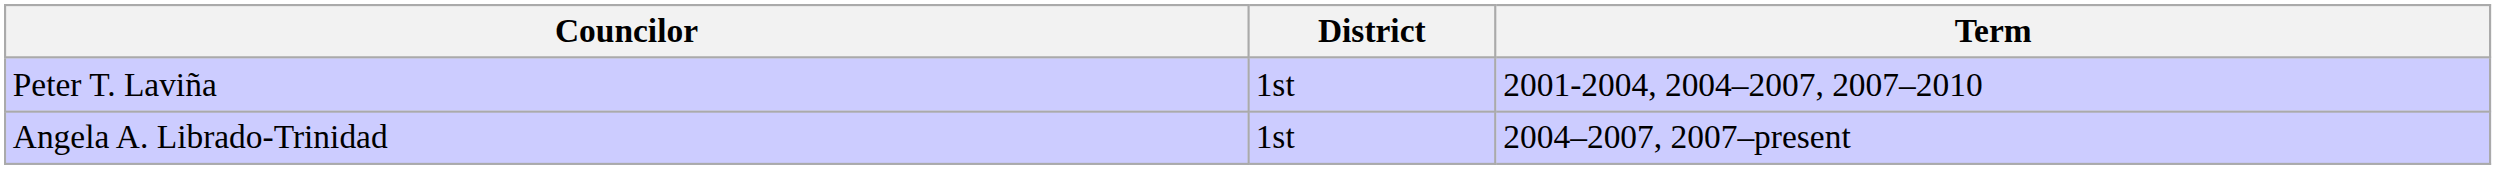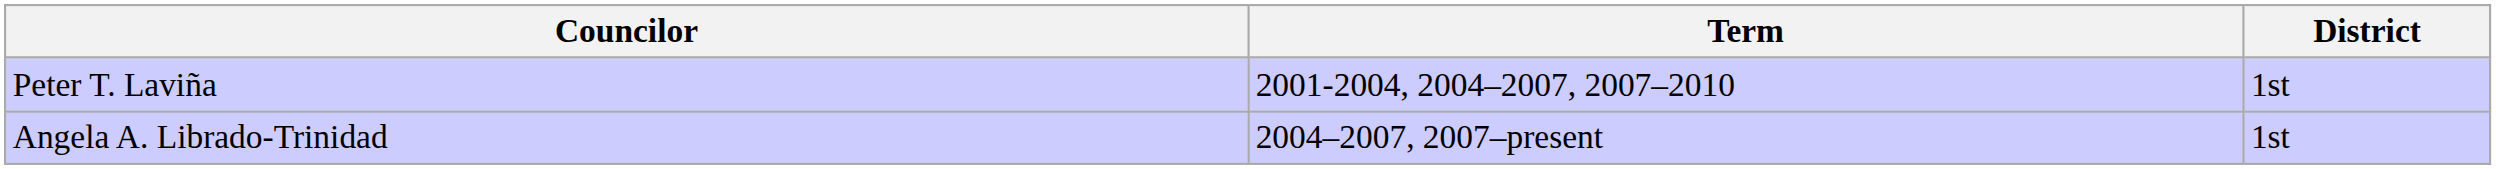columns swapped: (1372, 31) <-> (1993, 31)
